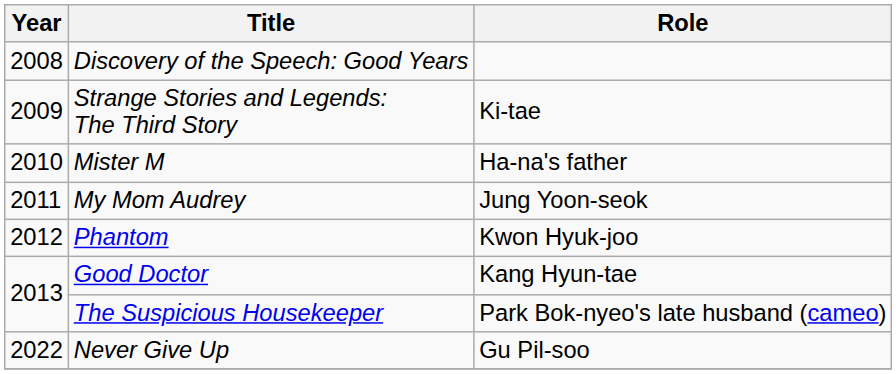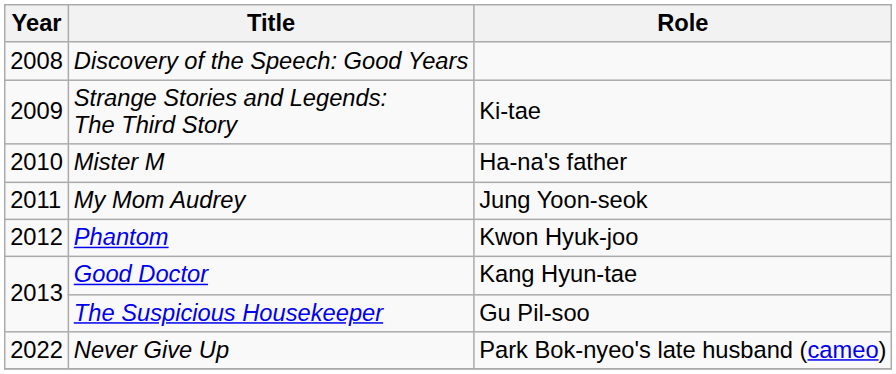(683, 312) Park Bok-nyeo's late husband (cameo) -> (534, 312) Gu Pil-soo
(534, 350) Gu Pil-soo -> (683, 350) Park Bok-nyeo's late husband (cameo)
